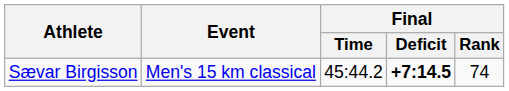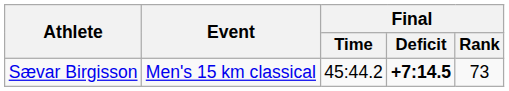(480, 73) 74 -> (480, 73) 73
